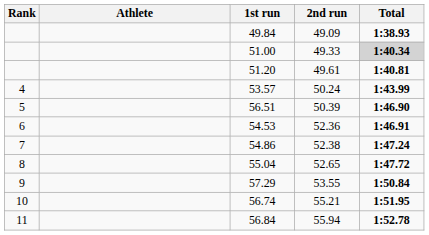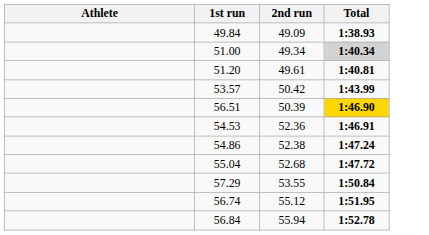- column: (22, 13)
(327, 51) 49.33 -> (292, 51) 49.34
(327, 88) 50.24 -> (292, 88) 50.42
(392, 107) no background -> (356, 107) gold background
(327, 164) 52.65 -> (292, 164) 52.68
(327, 201) 55.21 -> (292, 201) 55.12
